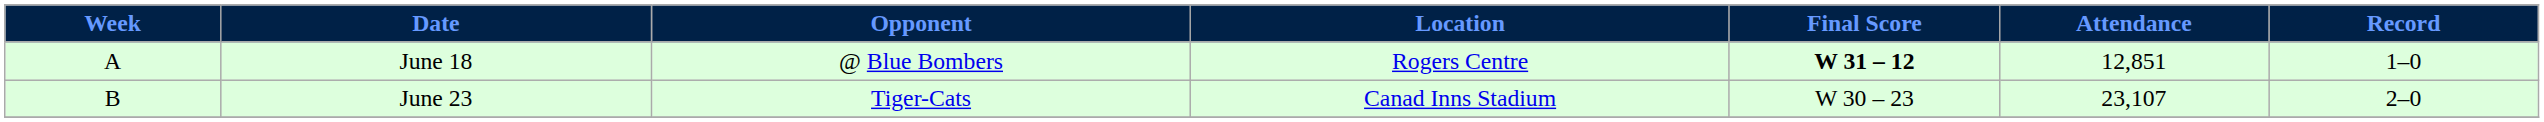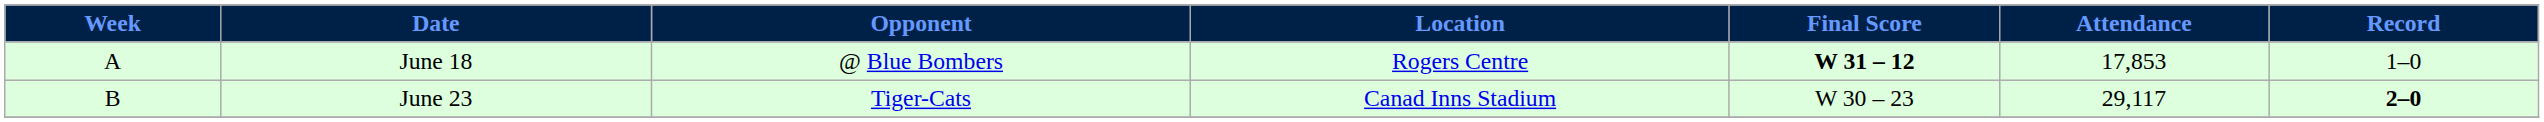(2134, 60) 12,851 -> (2134, 60) 17,853
(2134, 98) 23,107 -> (2134, 98) 29,117
(2403, 98) normal -> (2403, 98) bold
